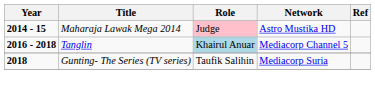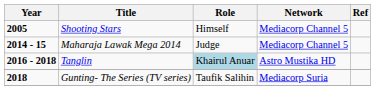+ row: (91, 28)
(208, 28) pink background -> (208, 45) no background
(297, 28) Astro Mustika HD -> (304, 45) Mediacorp Channel 5
(304, 45) Mediacorp Channel 5 -> (297, 61) Astro Mustika HD
